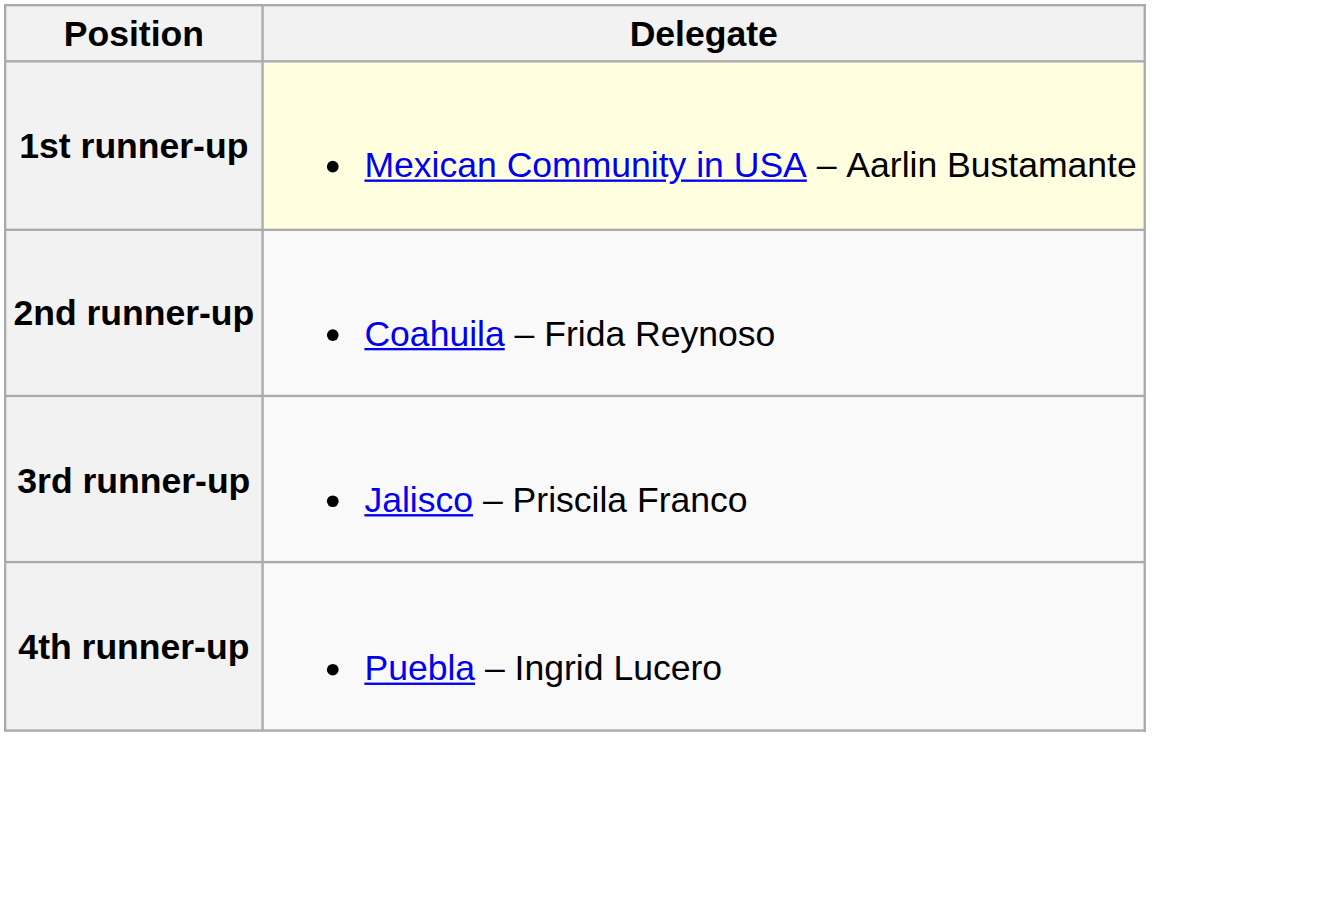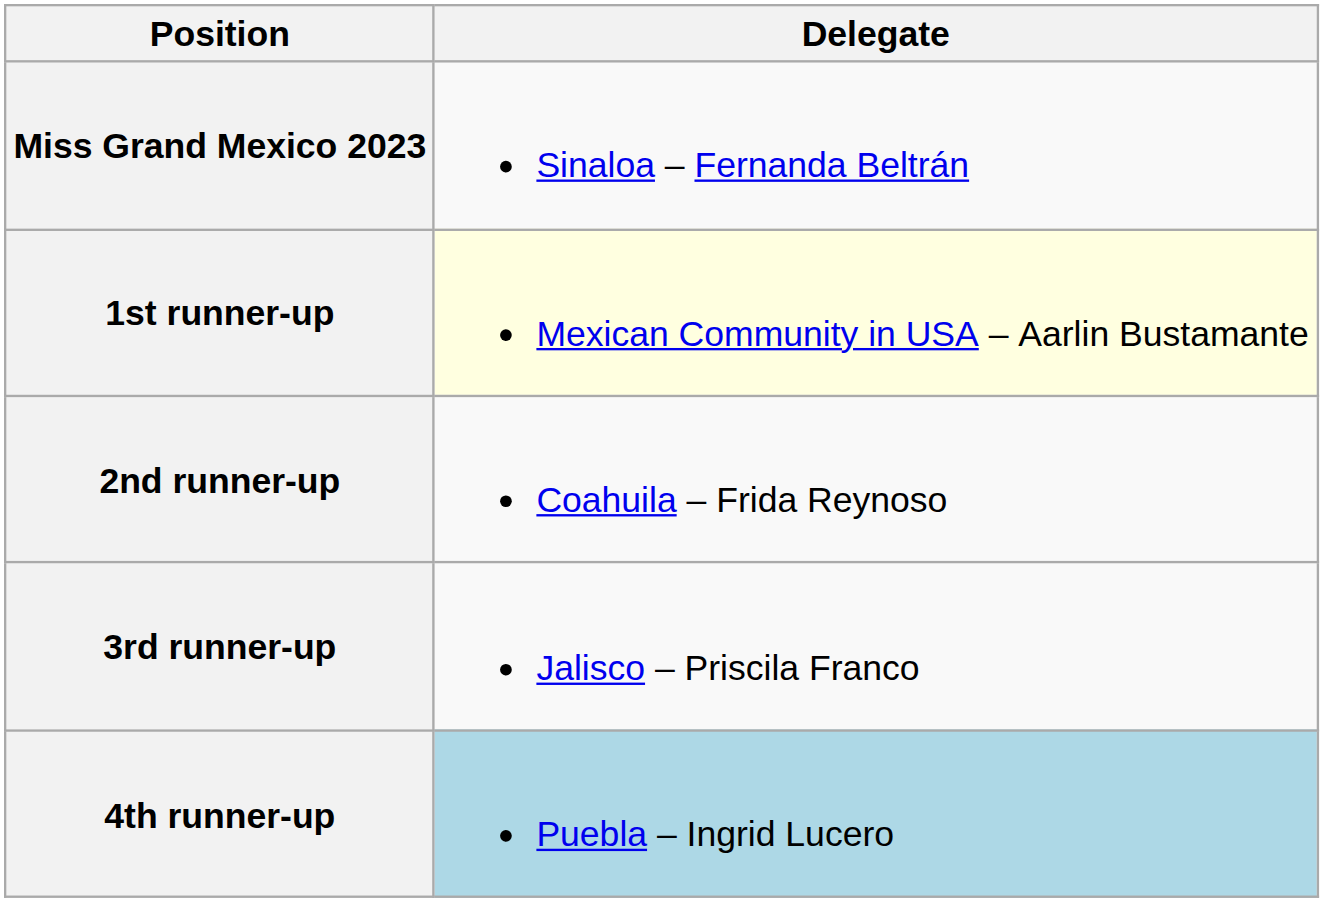+ row: (220, 145)
(704, 667) no background -> (876, 834) lightblue background
